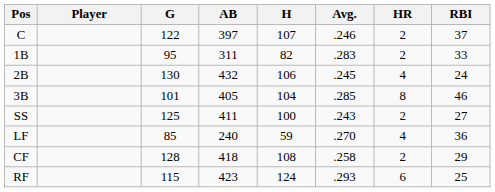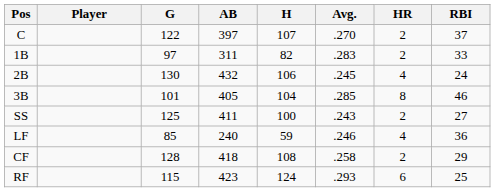(345, 34) .246 -> (345, 34) .270
(170, 55) 95 -> (170, 55) 97
(345, 136) .270 -> (345, 136) .246
